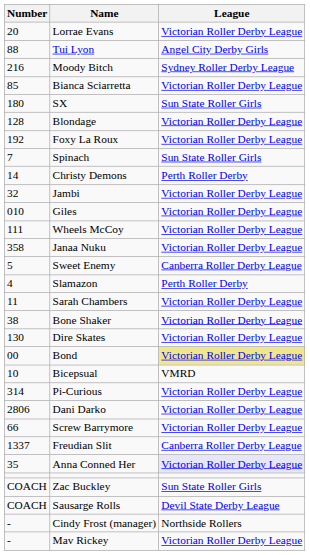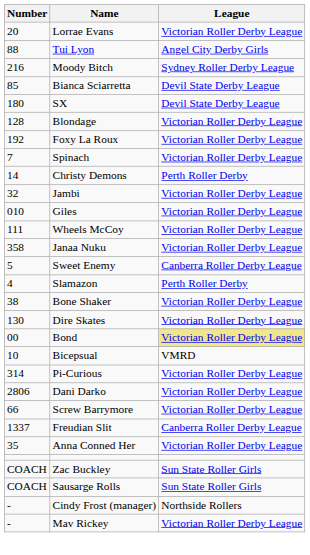(232, 85) Victorian Roller Derby League -> (220, 85) Devil State Derby League
(211, 103) Sun State Roller Girls -> (220, 103) Devil State Derby League
(211, 157) Sun State Roller Girls -> (232, 157) Victorian Roller Derby League
- row: (90, 301)
(232, 463) lavender background -> (232, 445) no background
(220, 505) Devil State Derby League -> (211, 487) Sun State Roller Girls
